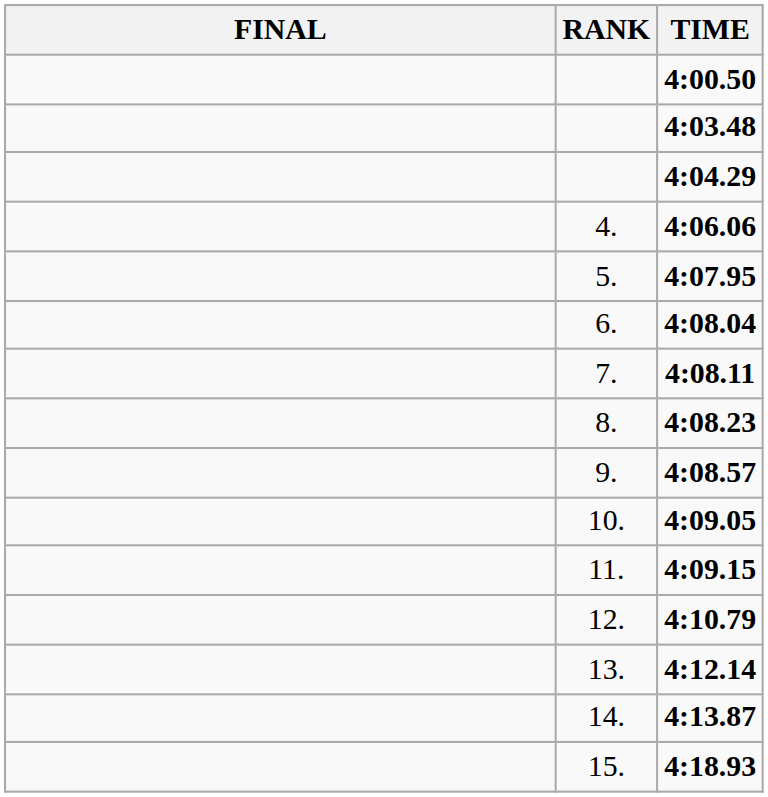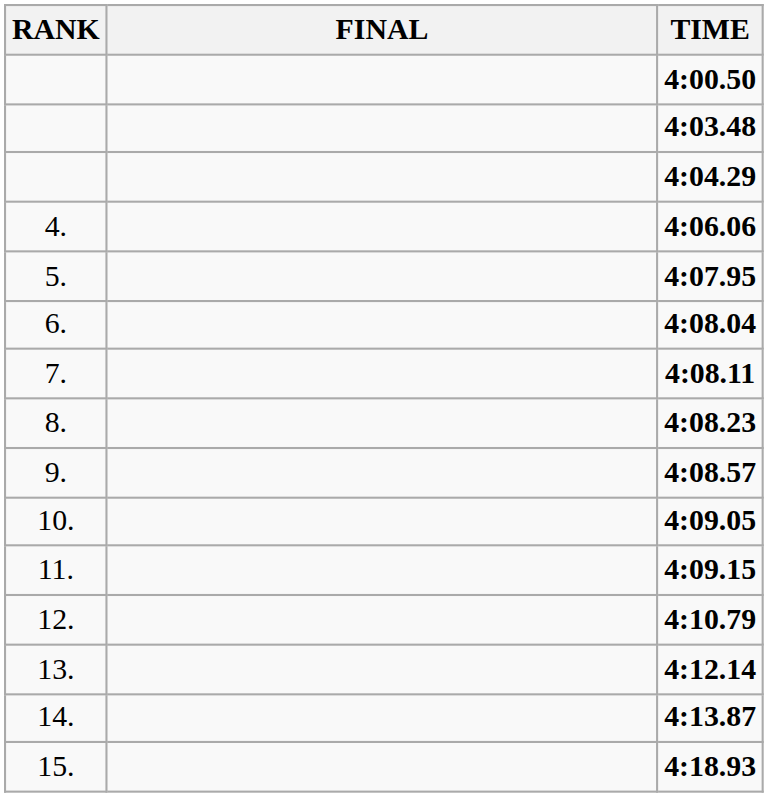columns swapped: (606, 29) <-> (280, 29)
